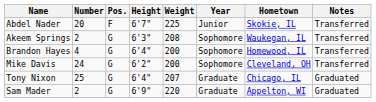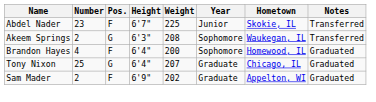(79, 24) 20 -> (79, 24) 23
(110, 51) G -> (110, 51) F
(342, 51) Transferred -> (332, 51) Graduated
- row: (31, 64)
(110, 91) G -> (110, 78) F
(172, 91) 220 -> (172, 78) 202
